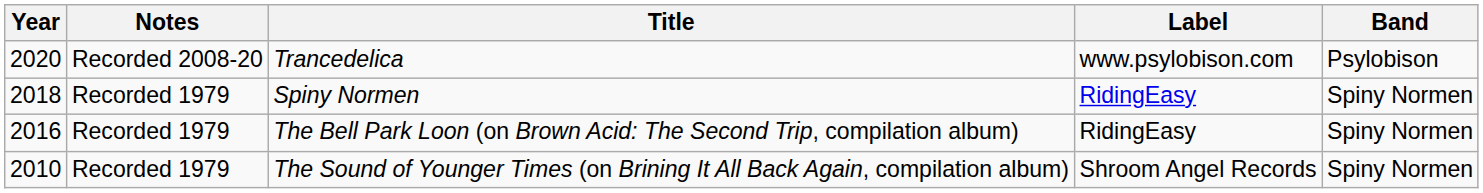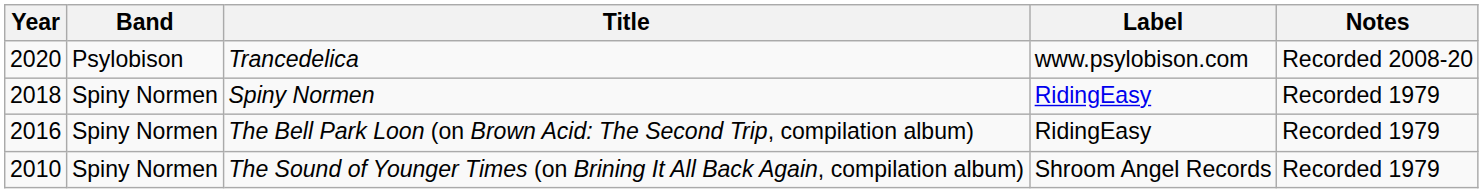columns swapped: (1400, 22) <-> (167, 22)
